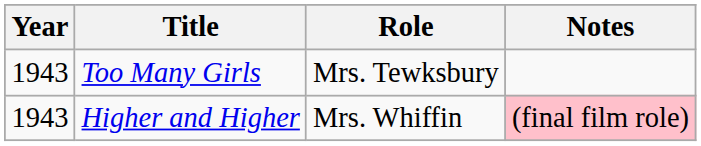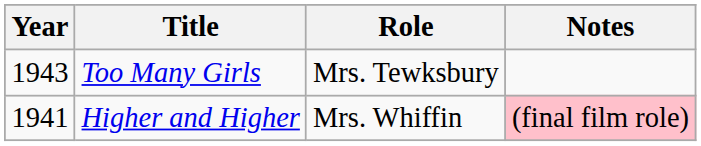(40, 117) 1943 -> (40, 117) 1941
